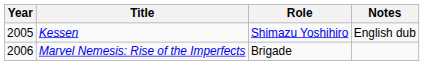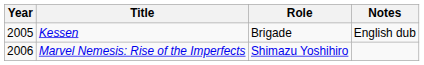(300, 32) Shimazu Yoshihiro -> (271, 32) Brigade
(271, 51) Brigade -> (300, 51) Shimazu Yoshihiro
